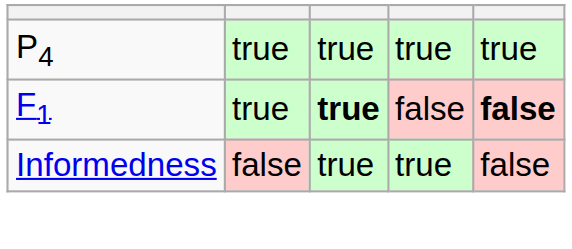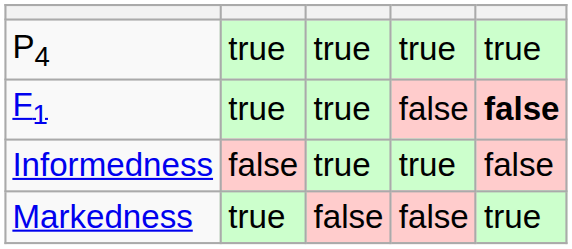(349, 108) bold -> (342, 108) normal
+ row: (103, 216)
